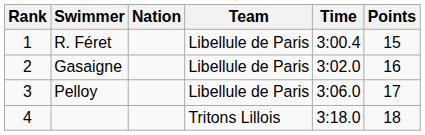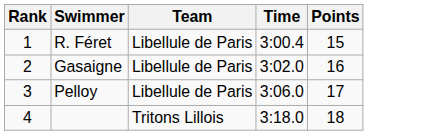- column: (157, 17)
